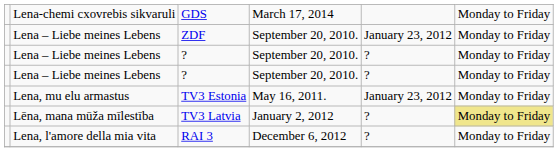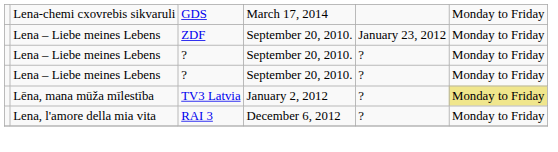- row: (71, 95)
